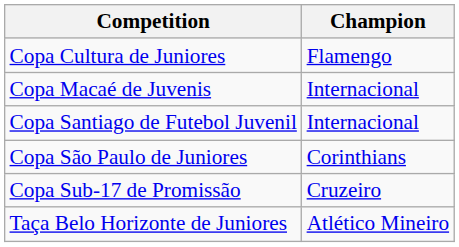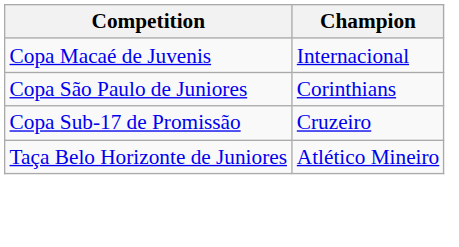- row: (117, 55)
- row: (153, 122)
